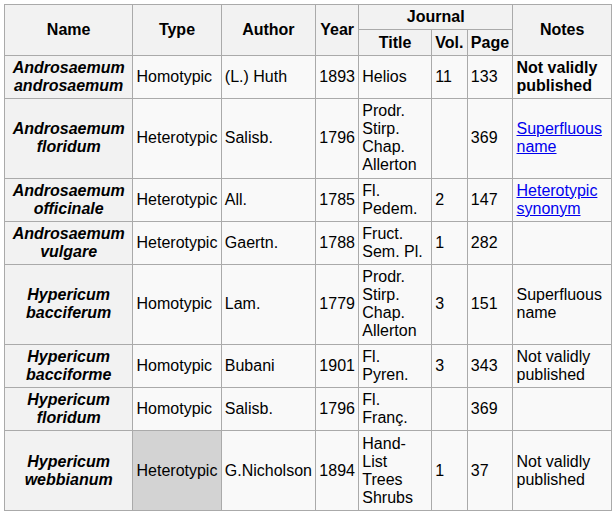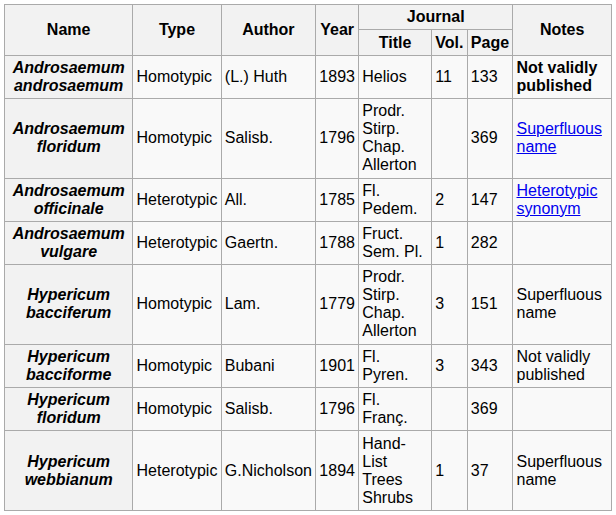(177, 138) Heterotypic -> (174, 138) Homotypic
(177, 470) lightgrey background -> (177, 470) no background
(553, 470) Not validly published -> (559, 470) Superfluous name
